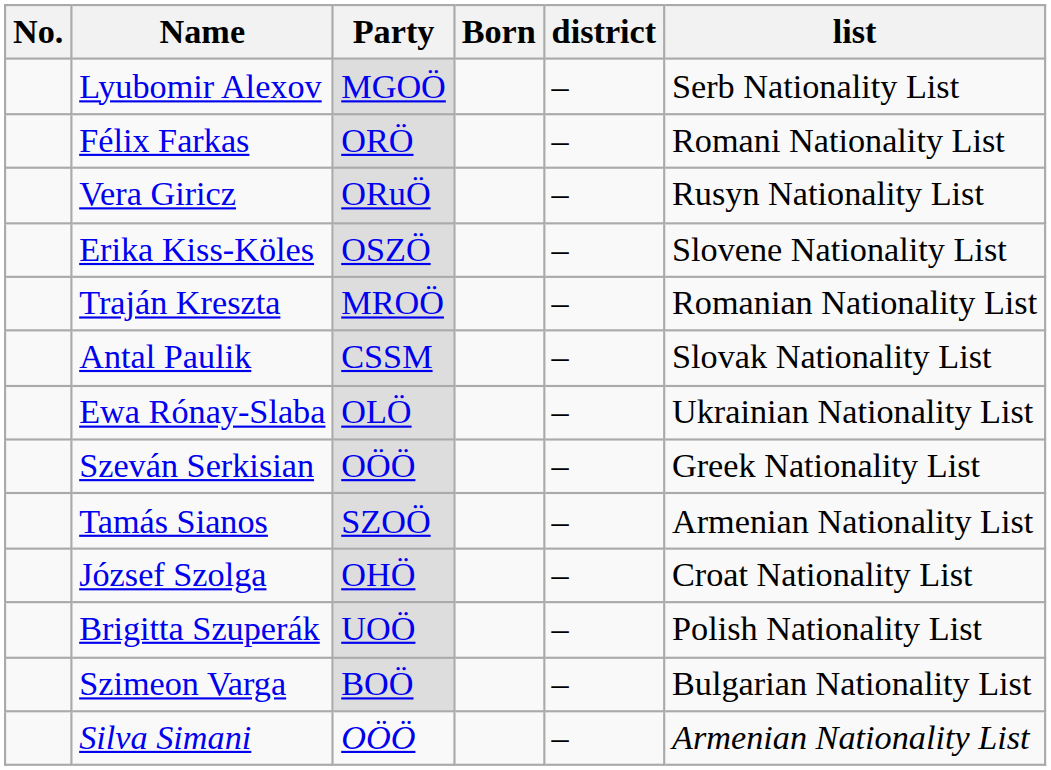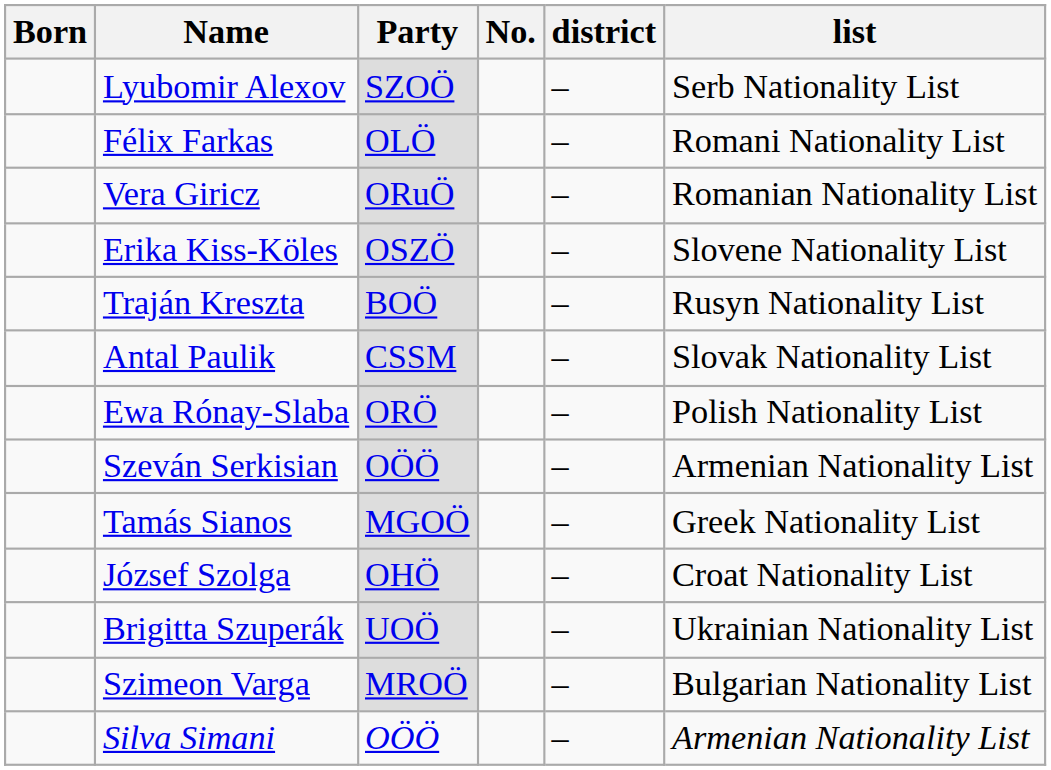columns swapped: (38, 31) <-> (499, 31)
(394, 85) MGOÖ -> (410, 85) SZOÖ
(377, 140) ORÖ -> (400, 140) OLÖ
(828, 194) Rusyn Nationality List -> (855, 194) Romanian Nationality List
(393, 303) MROÖ -> (401, 303) BOÖ
(855, 303) Romanian Nationality List -> (828, 303) Rusyn Nationality List
(376, 411) OLÖ -> (401, 411) ORÖ
(853, 411) Ukrainian Nationality List -> (827, 411) Polish Nationality List
(826, 466) Greek Nationality List -> (853, 466) Armenian Nationality List
(386, 520) SZOÖ -> (417, 520) MGOÖ
(853, 520) Armenian Nationality List -> (826, 520) Greek Nationality List
(827, 628) Polish Nationality List -> (853, 628) Ukrainian Nationality List
(377, 683) BOÖ -> (416, 683) MROÖ
